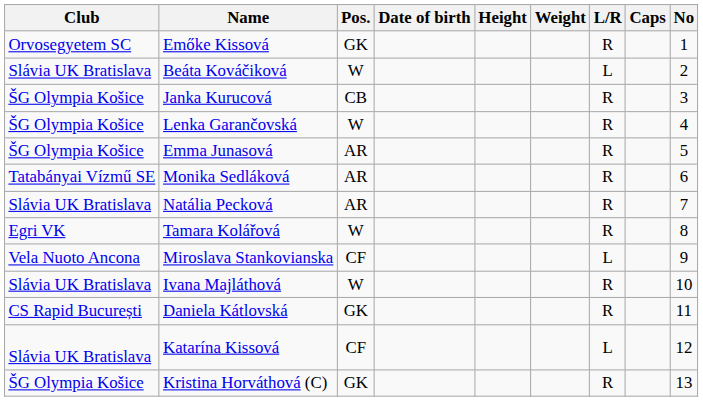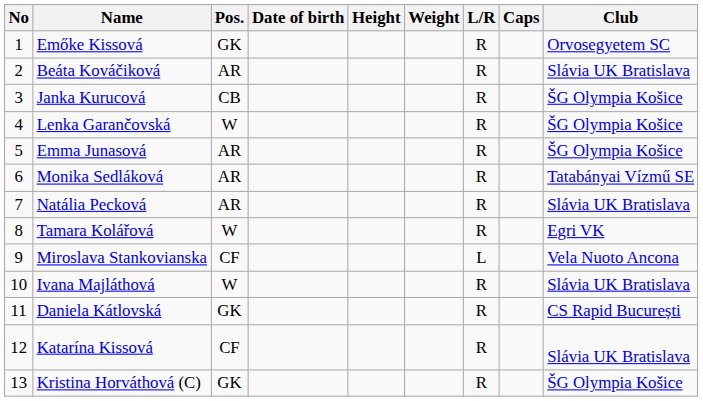columns swapped: (684, 17) <-> (82, 17)
(356, 71) W -> (229, 71) AR
(608, 71) L -> (481, 71) R
(608, 346) L -> (481, 346) R
